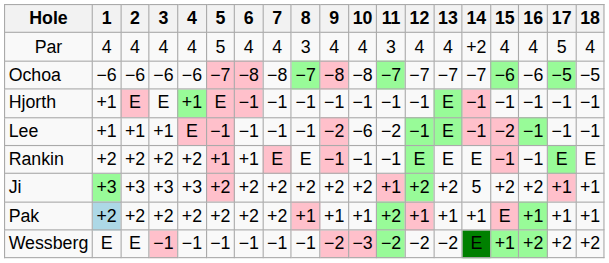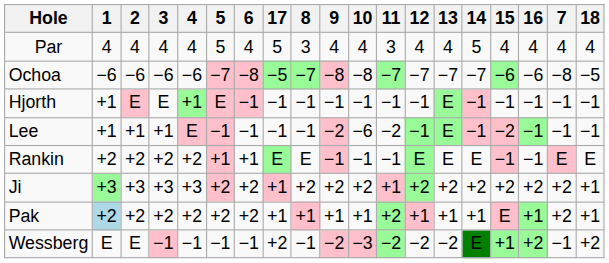columns swapped: (277, 18) <-> (562, 18)
(476, 46) +2 -> (476, 46) 5
(476, 187) 5 -> (476, 187) +2
